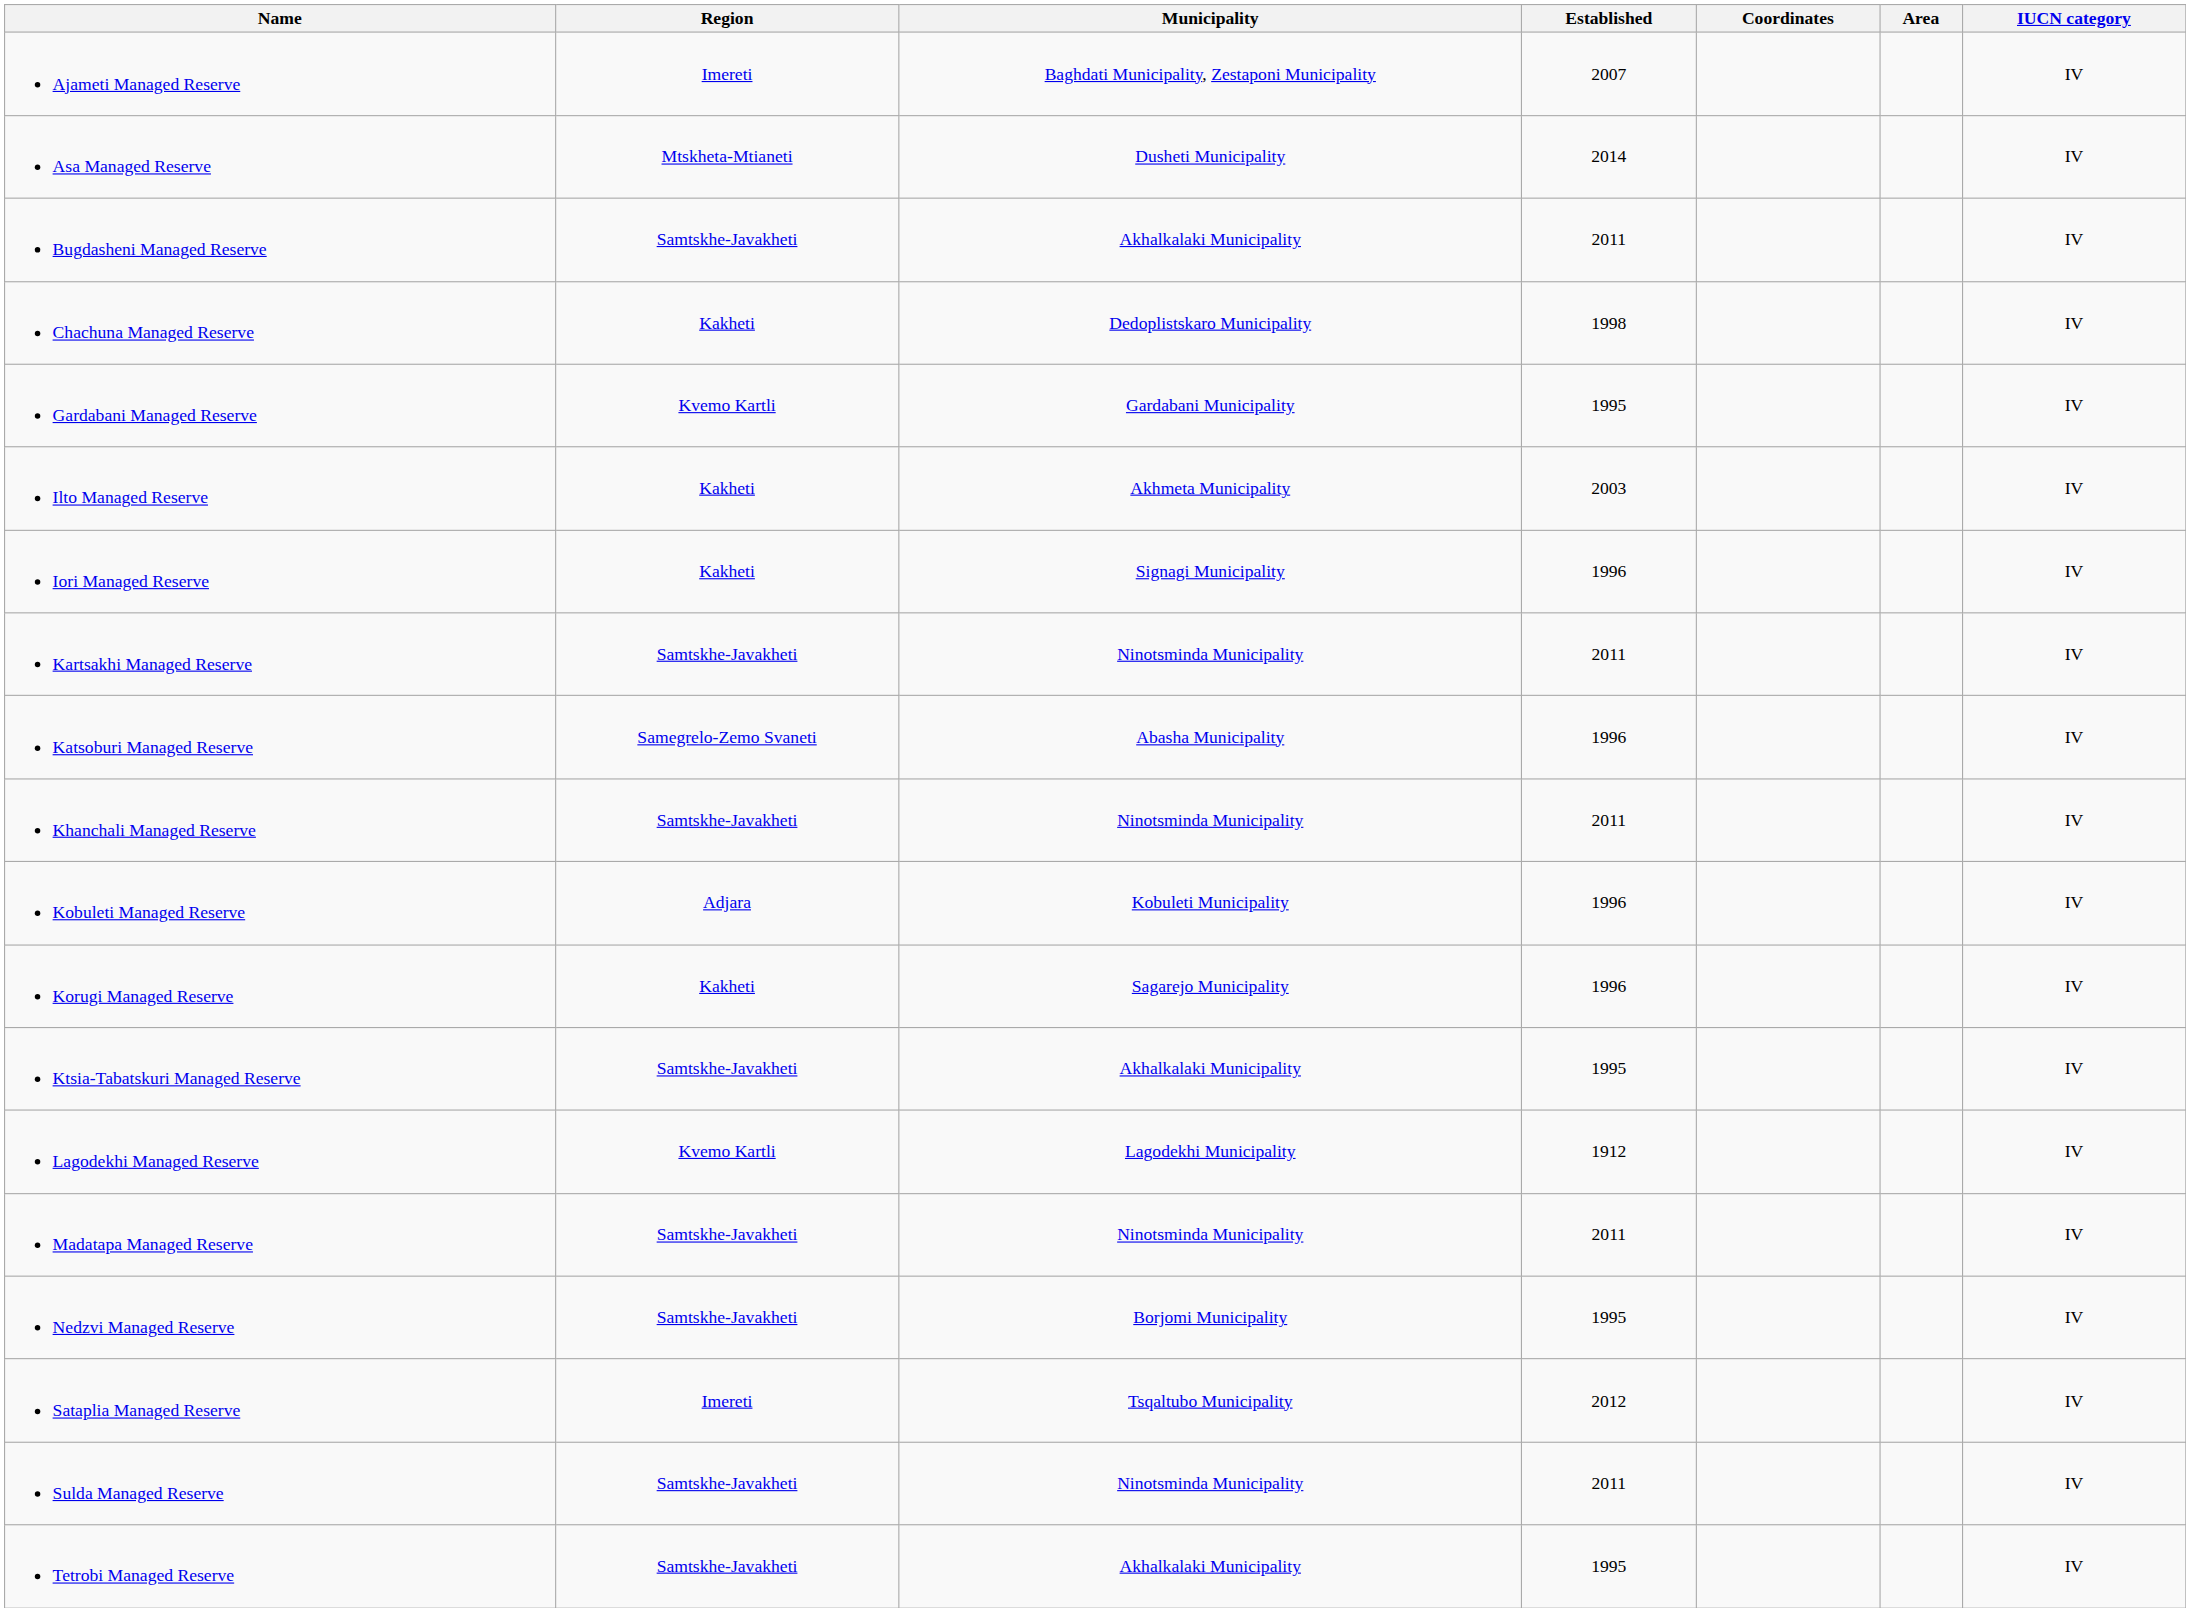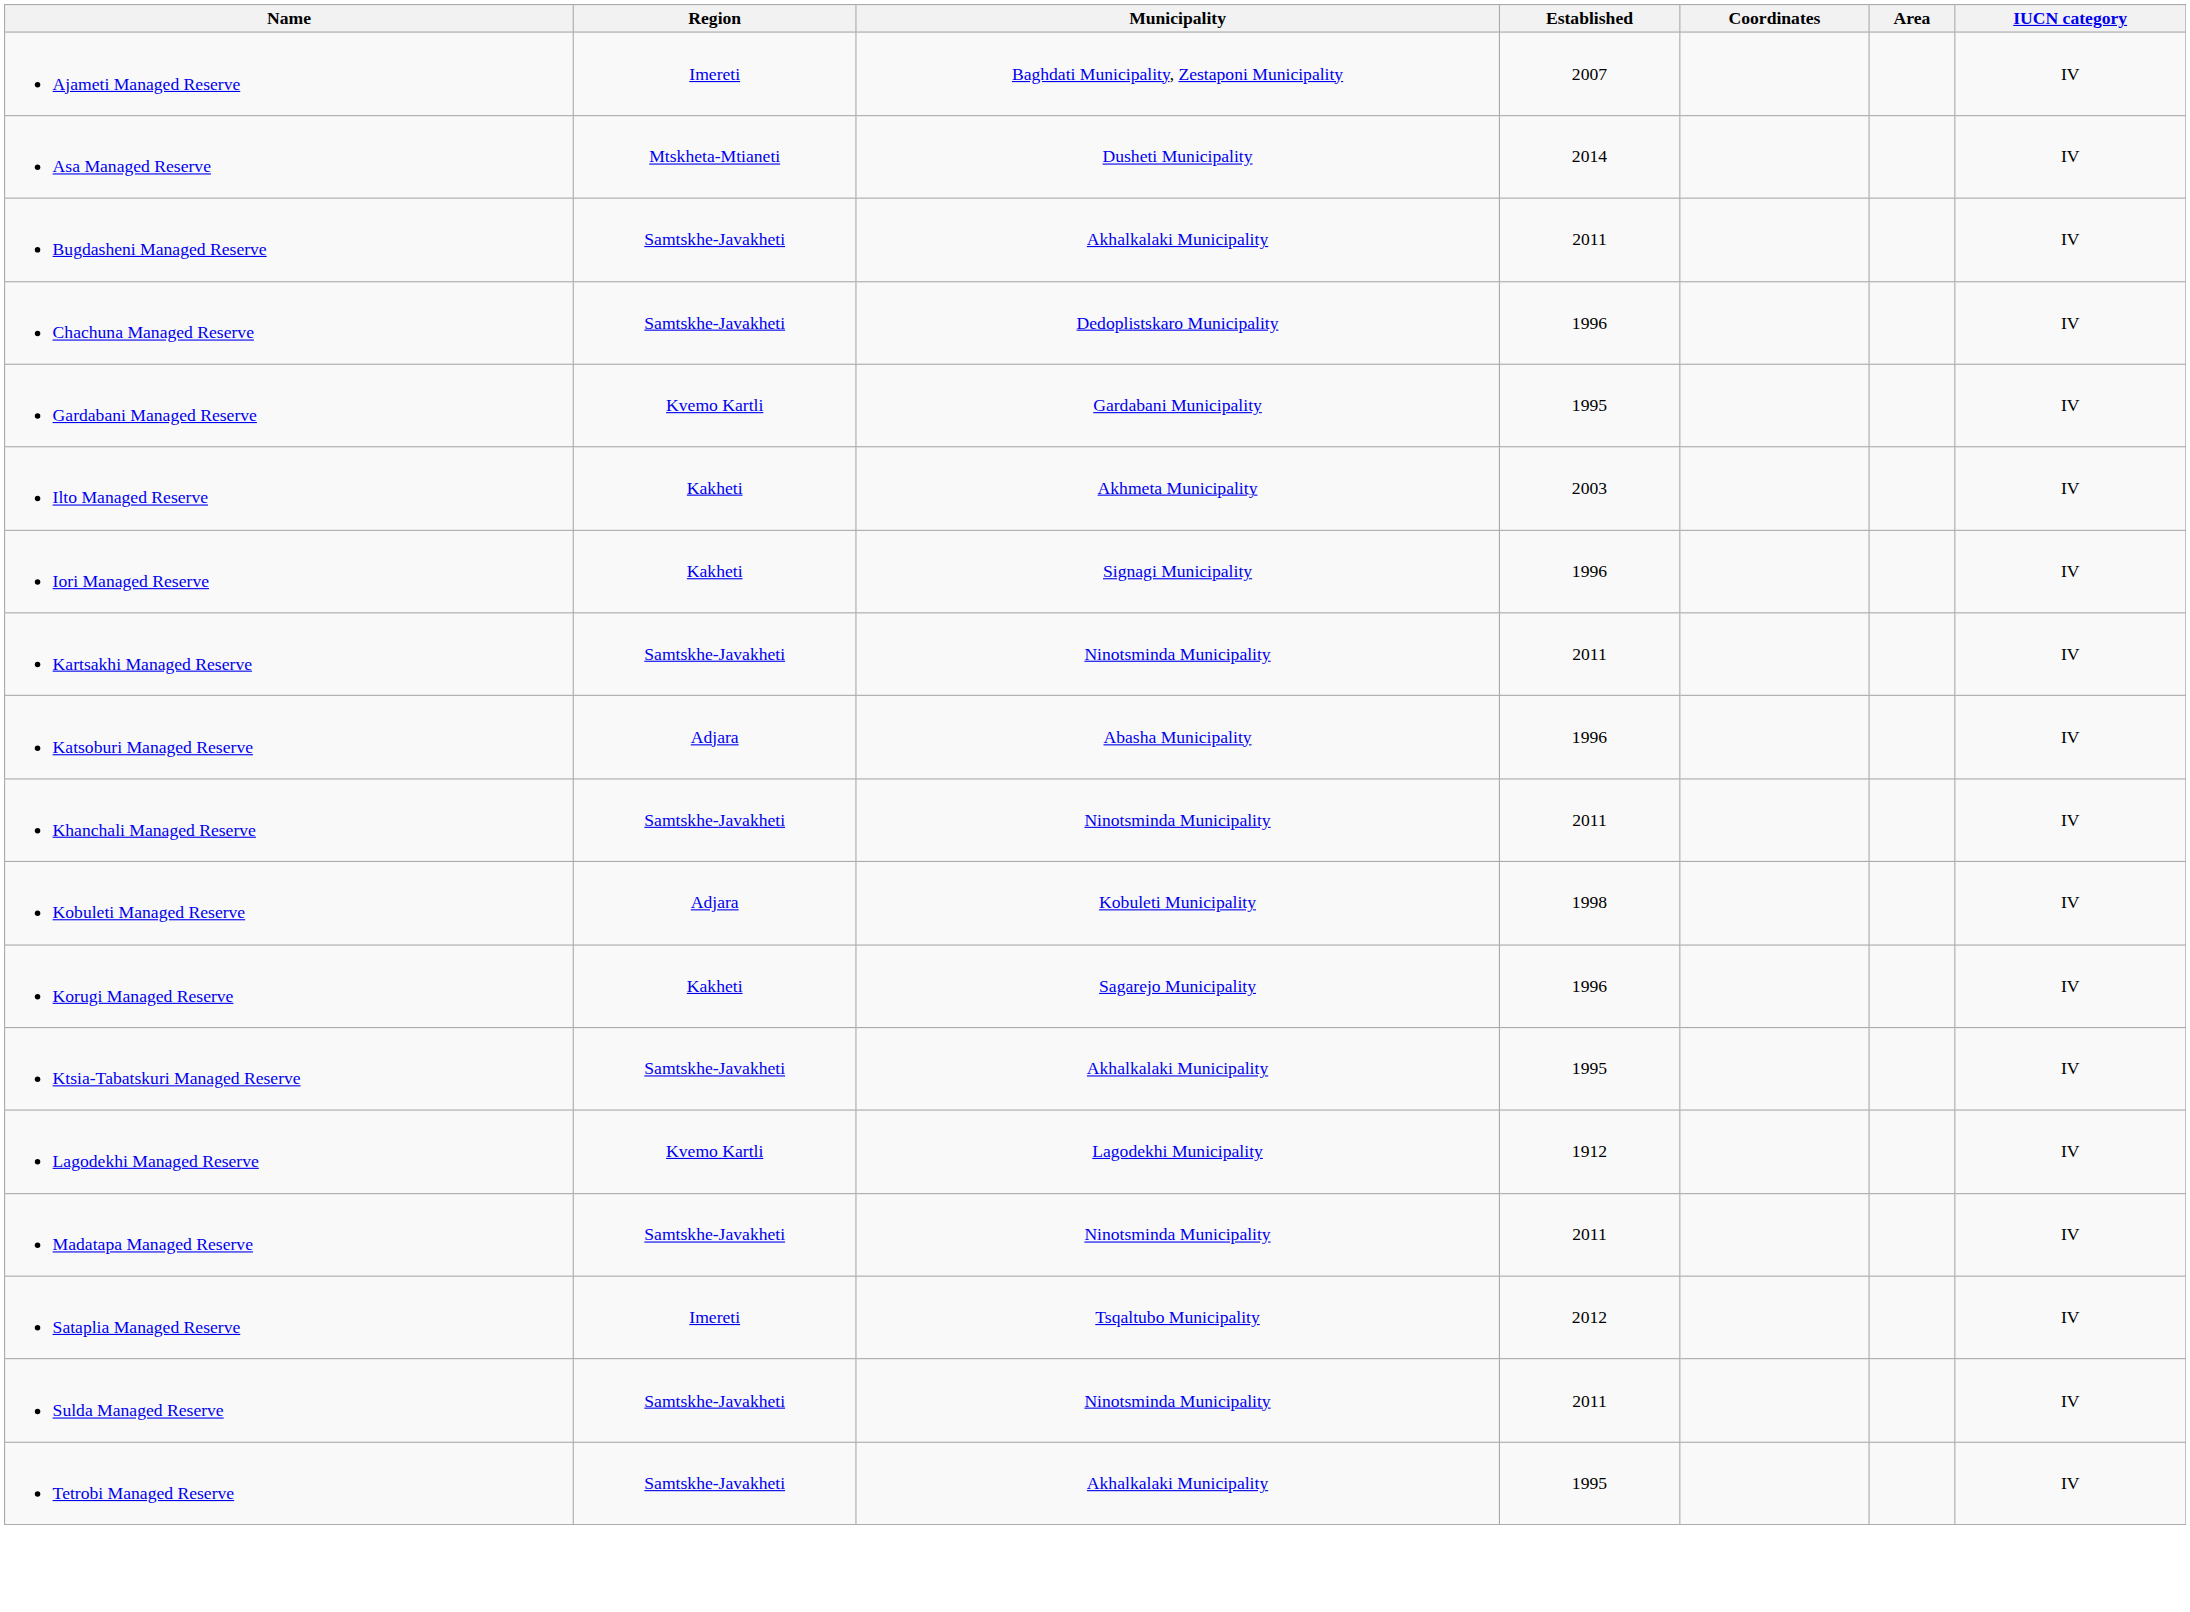(727, 322) Kakheti -> (715, 322) Samtskhe-Javakheti
(1609, 322) 1998 -> (1589, 322) 1996
(727, 737) Samegrelo-Zemo Svaneti -> (715, 737) Adjara
(1609, 902) 1996 -> (1589, 902) 1998
- row: (280, 1328)
